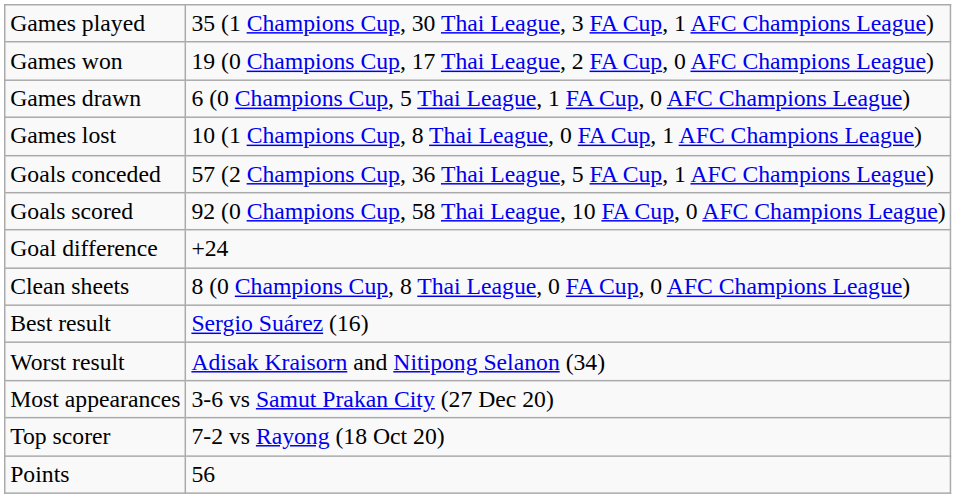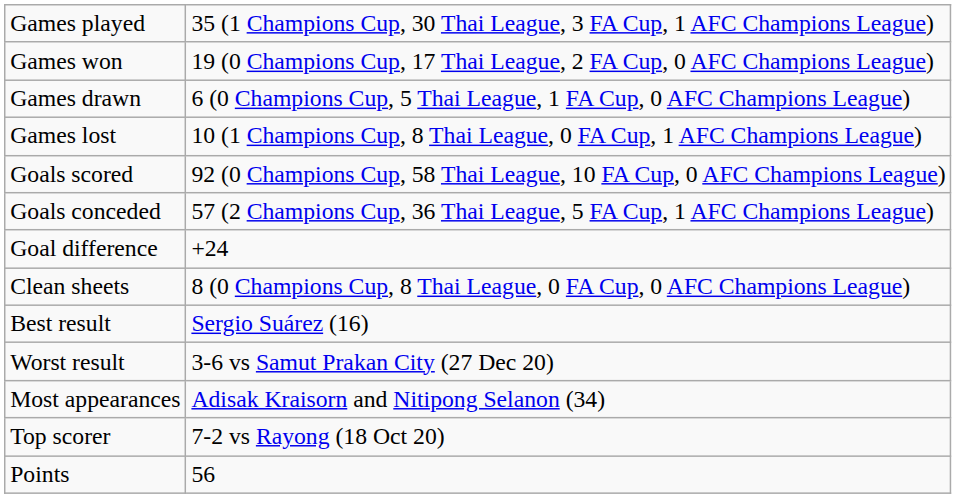rows swapped: (72, 211) <-> (85, 173)
(398, 361) Adisak Kraisorn and Nitipong Selanon (34) -> (373, 361) 3-6 vs Samut Prakan City (27 Dec 20)
(373, 398) 3-6 vs Samut Prakan City (27 Dec 20) -> (398, 398) Adisak Kraisorn and Nitipong Selanon (34)
